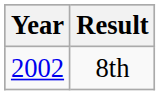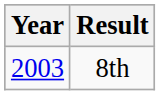(38, 67) 2002 -> (38, 67) 2003
